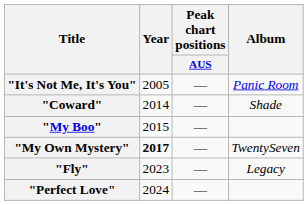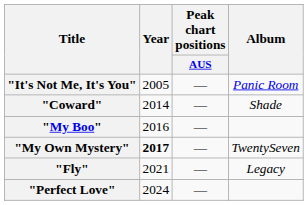(156, 126) 2015 -> (156, 126) 2016
(156, 168) 2023 -> (156, 168) 2021
